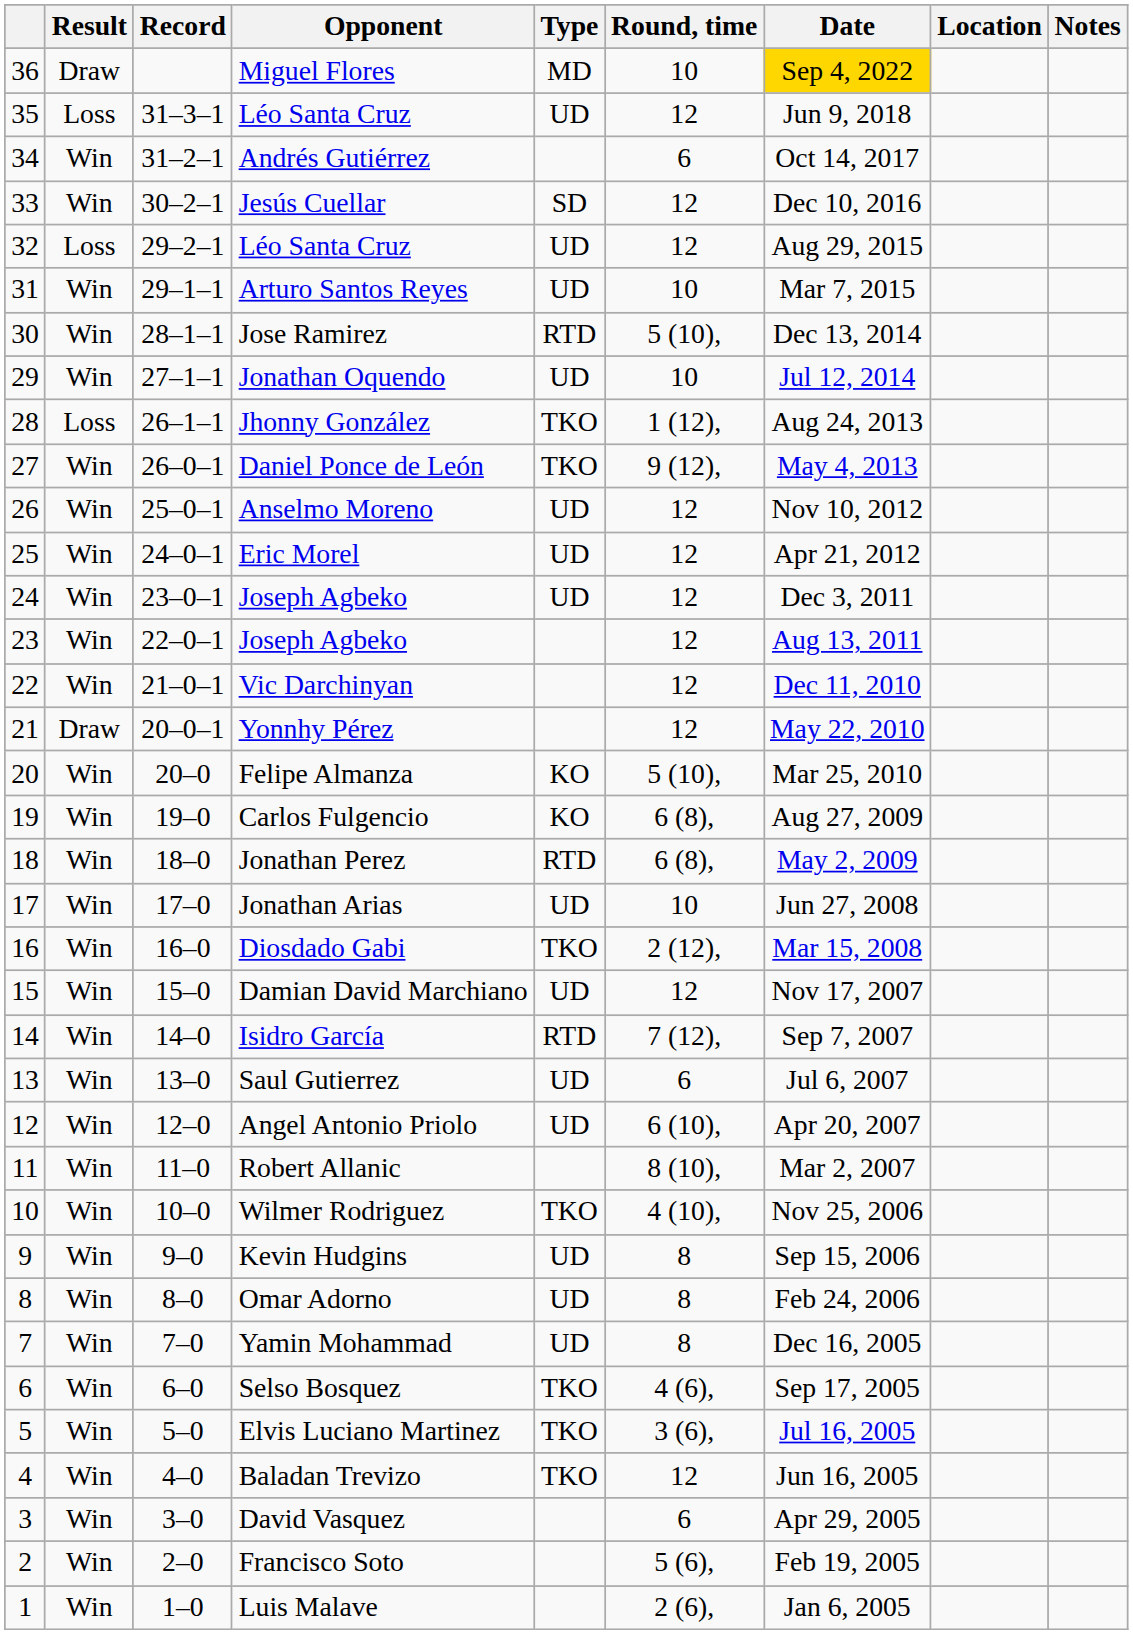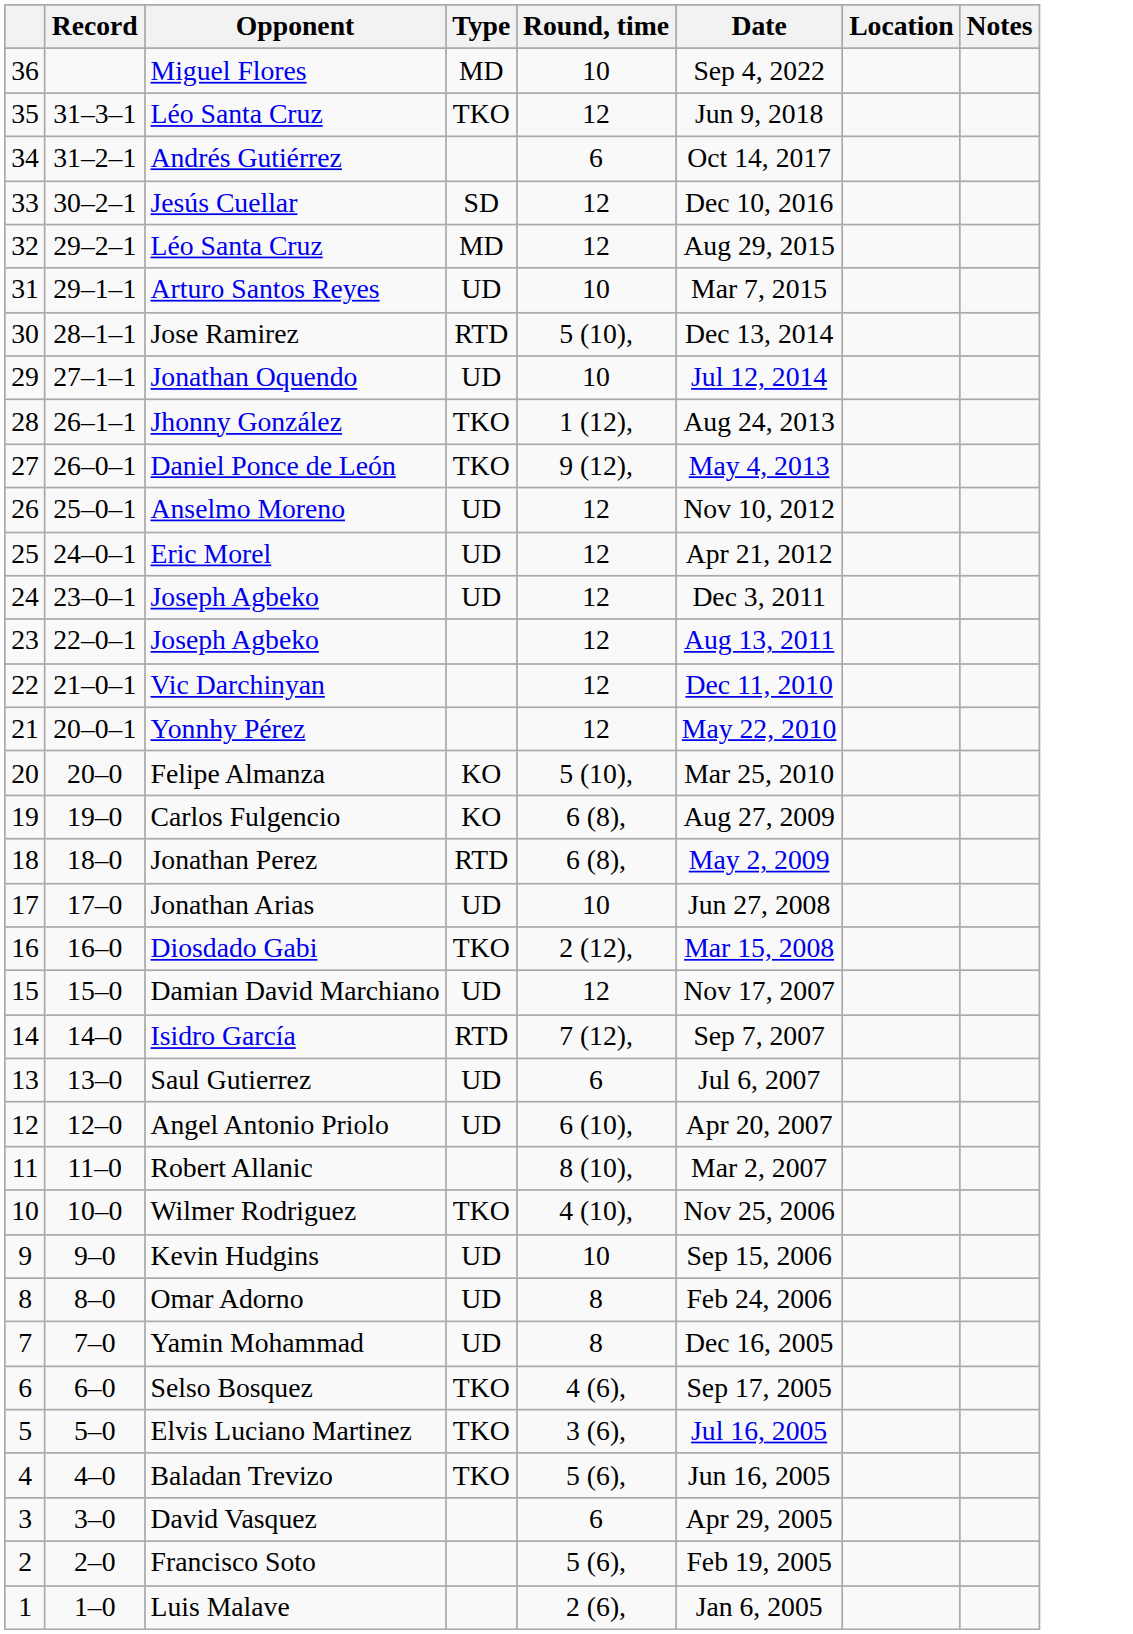- column: (89, 26)
(847, 70) gold background -> (759, 70) no background
(569, 114) UD -> (481, 114) TKO
(569, 245) UD -> (481, 245) MD
(684, 1255) 8 -> (596, 1255) 10
(684, 1475) 12 -> (596, 1475) 5 (6),
